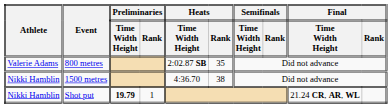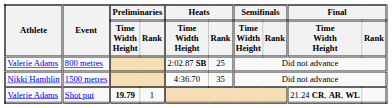(220, 64) 35 -> (220, 64) 25
(220, 79) 38 -> (220, 79) 35
(34, 95) Nikki Hamblin -> (33, 95) Valerie Adams
